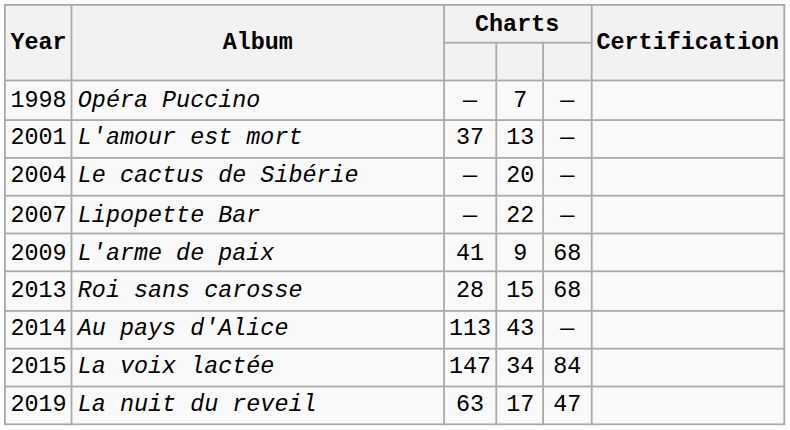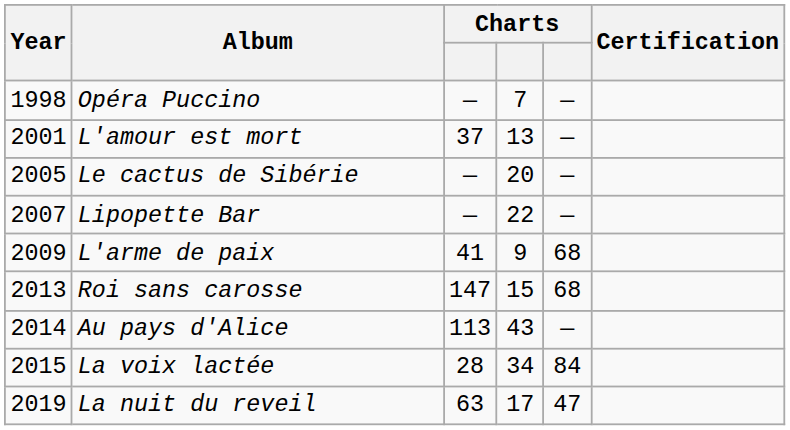(39, 177) 2004 -> (39, 177) 2005
(470, 291) 28 -> (470, 291) 147
(470, 367) 147 -> (470, 367) 28
